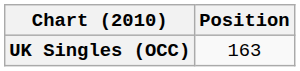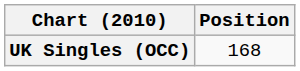(244, 51) 163 -> (244, 51) 168
